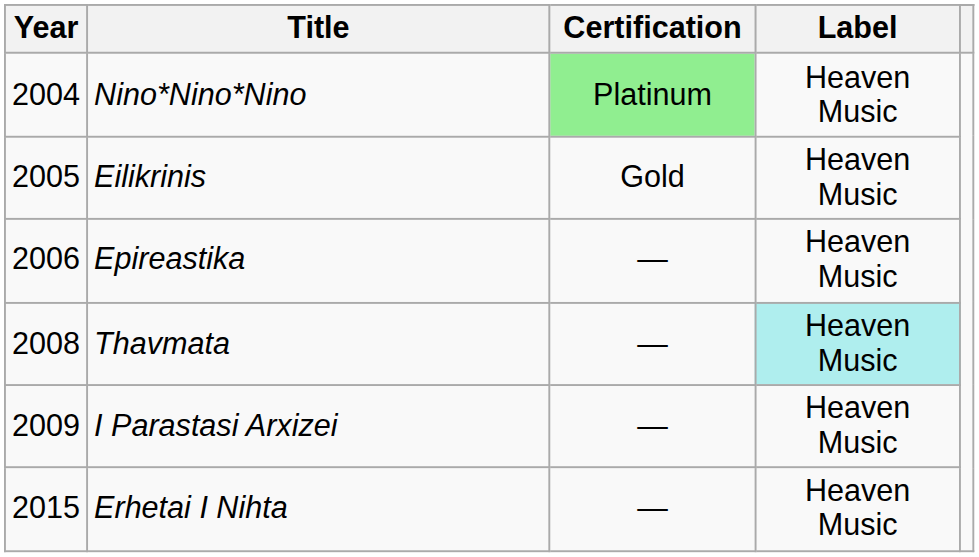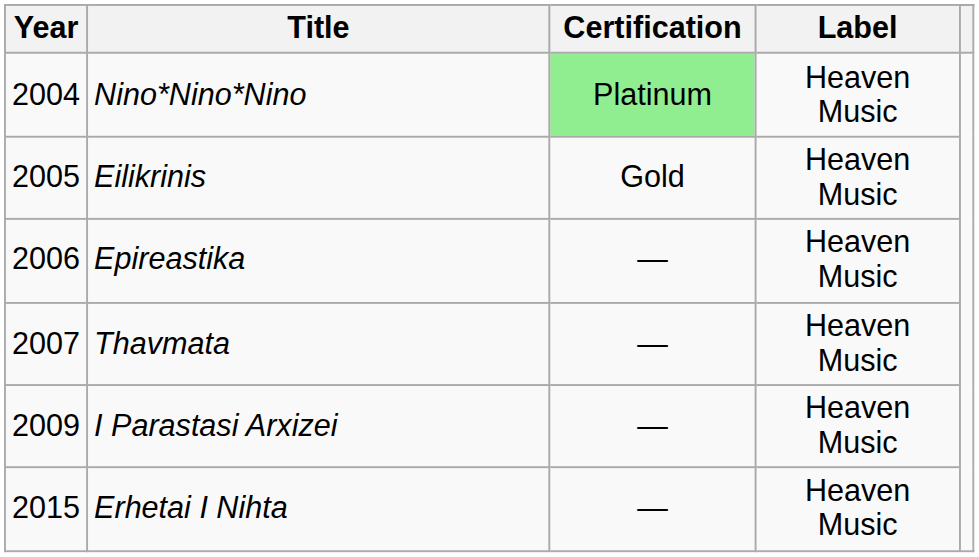(46, 342) 2008 -> (46, 342) 2007
(858, 342) paleturquoise background -> (858, 342) no background
